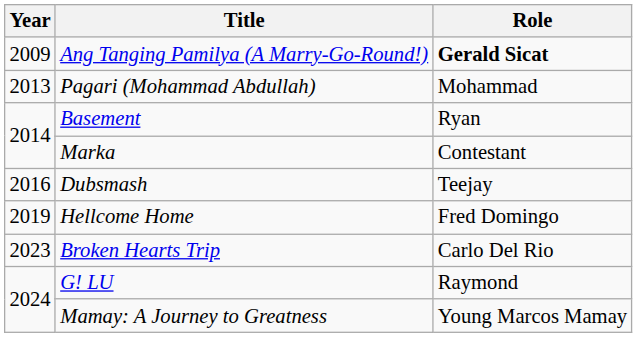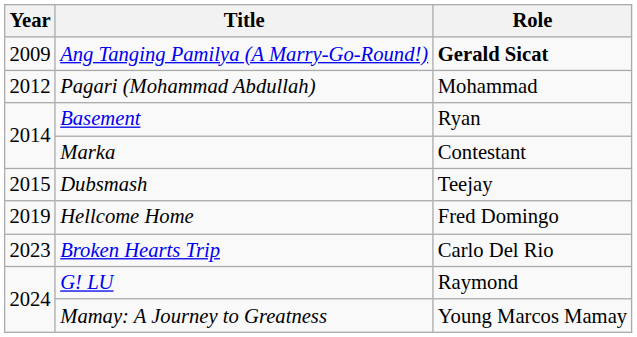(30, 86) 2013 -> (30, 86) 2012
(30, 184) 2016 -> (30, 184) 2015
